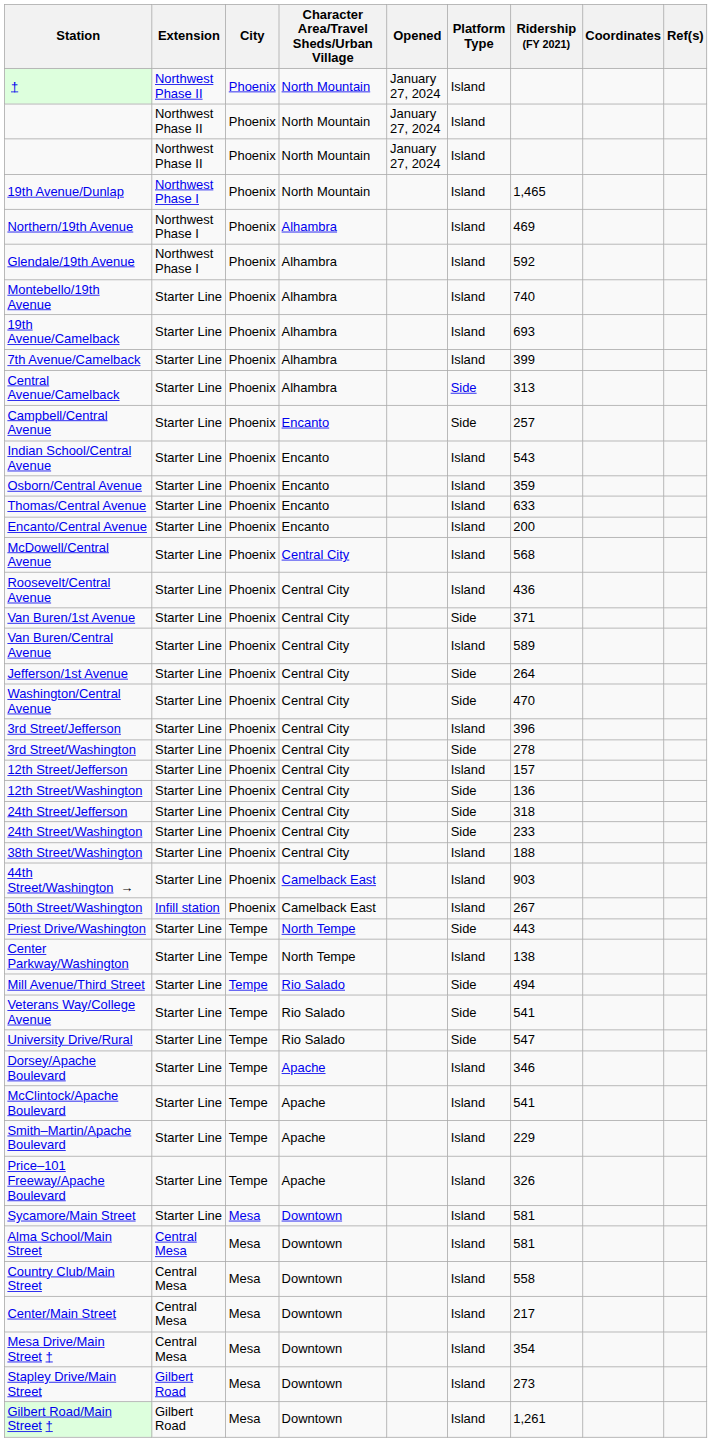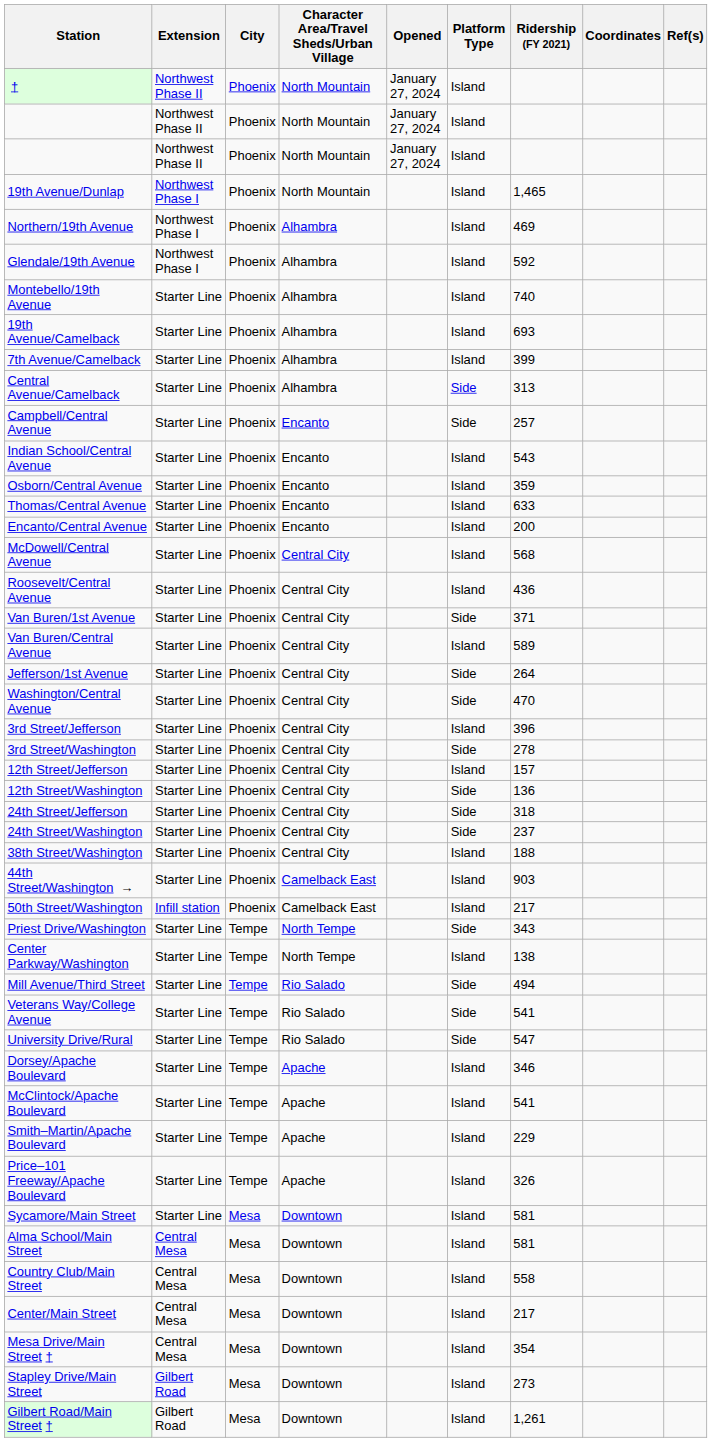(524, 832) 233 -> (524, 832) 237
(524, 908) 267 -> (524, 908) 217
(524, 928) 443 -> (524, 928) 343
